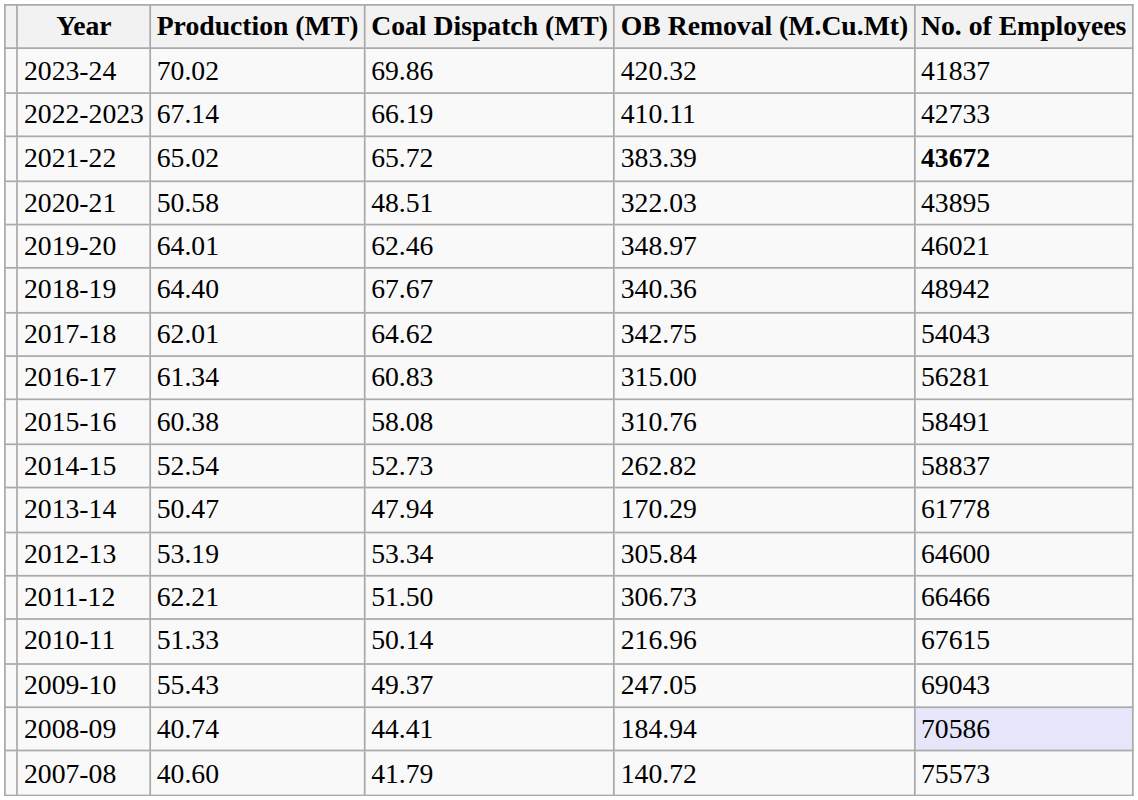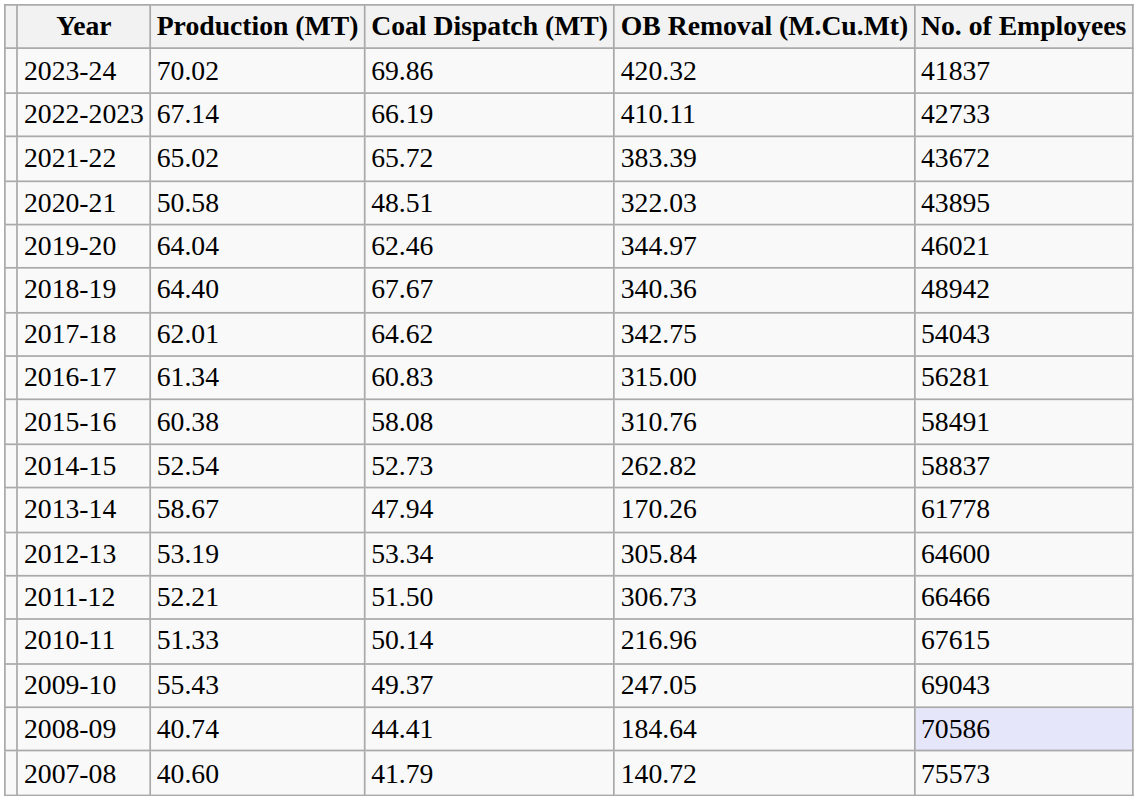(956, 158) bold -> (956, 158) normal
(188, 245) 64.01 -> (188, 245) 64.04
(659, 245) 348.97 -> (659, 245) 344.97
(188, 509) 50.47 -> (188, 509) 58.67
(659, 509) 170.29 -> (659, 509) 170.26
(188, 597) 62.21 -> (188, 597) 52.21
(659, 728) 184.94 -> (659, 728) 184.64
